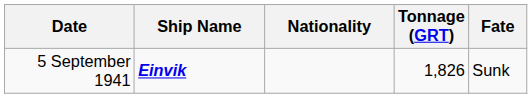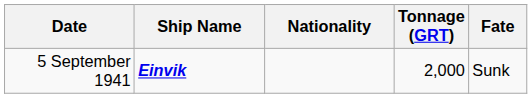(444, 70) 1,826 -> (444, 70) 2,000
